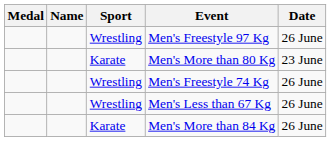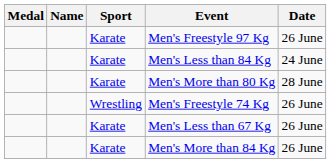(116, 37) Wrestling -> (108, 37) Karate
+ row: (210, 59)
(302, 59) 23 June -> (302, 81) 28 June
(116, 103) Wrestling -> (108, 125) Karate
